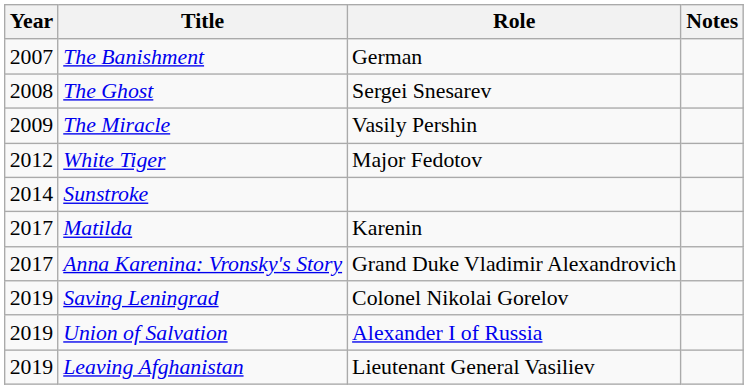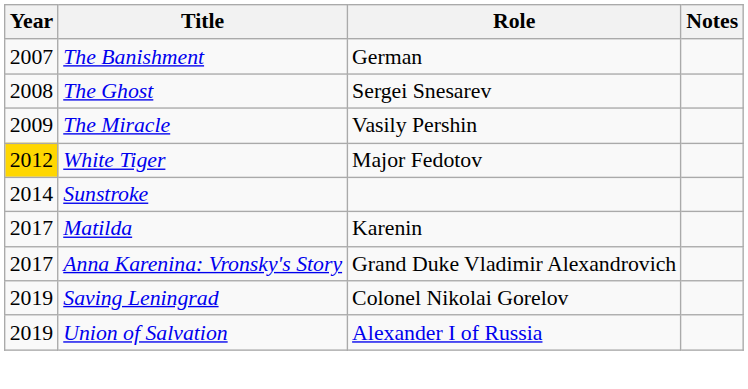(31, 159) no background -> (31, 159) gold background
- row: (153, 366)
